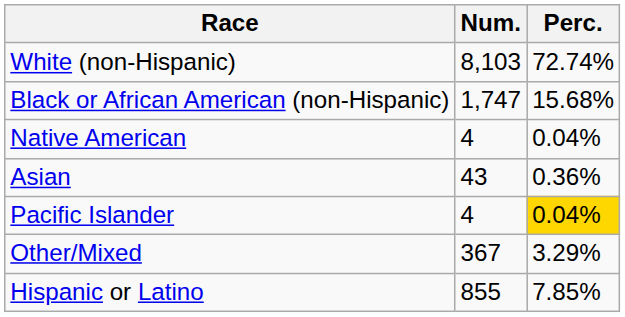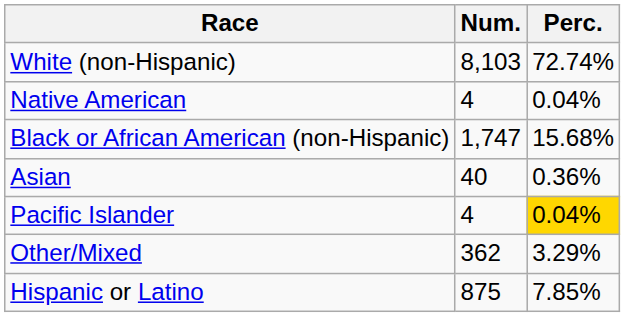rows swapped: (230, 100) <-> (98, 138)
(474, 176) 43 -> (474, 176) 40
(481, 253) 367 -> (481, 253) 362
(481, 291) 855 -> (481, 291) 875
